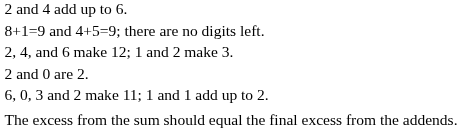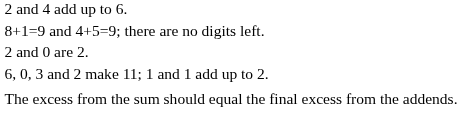- row: (119, 52)
